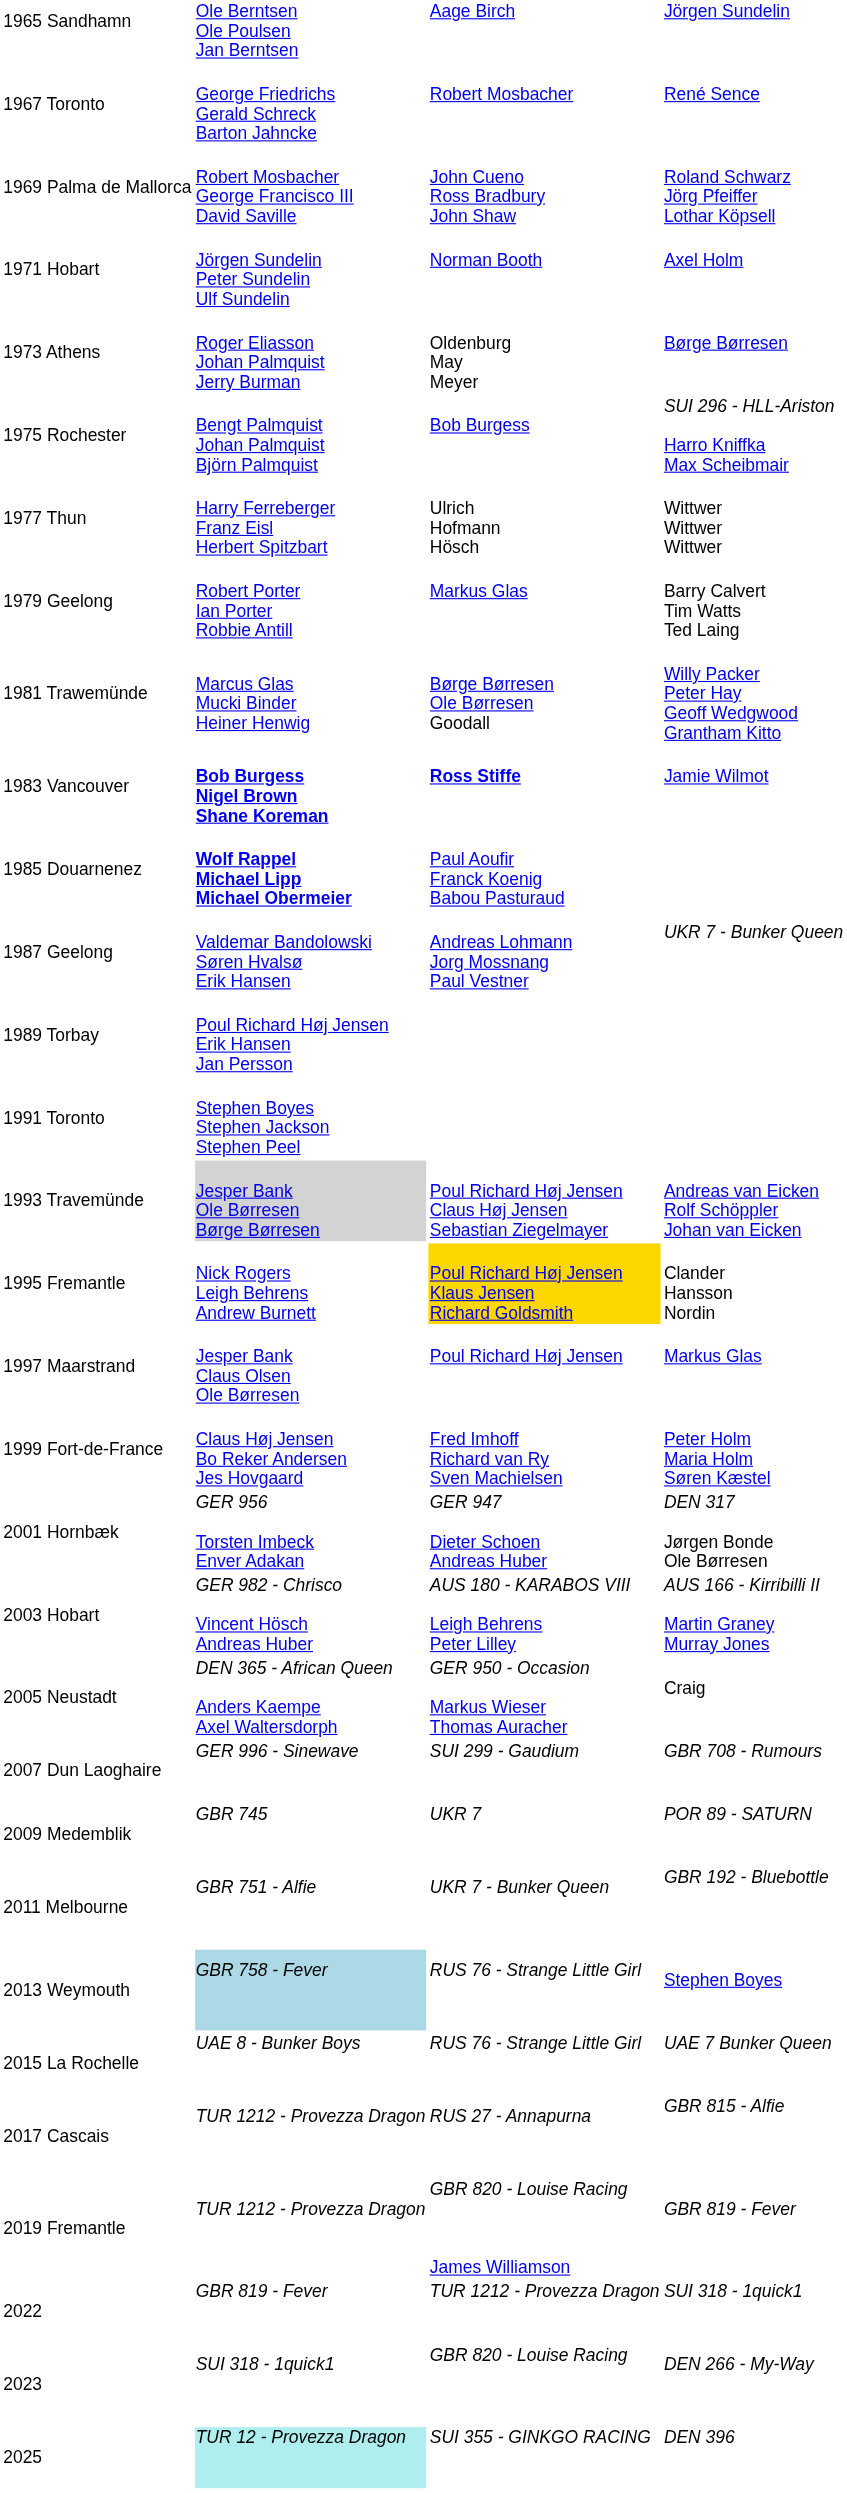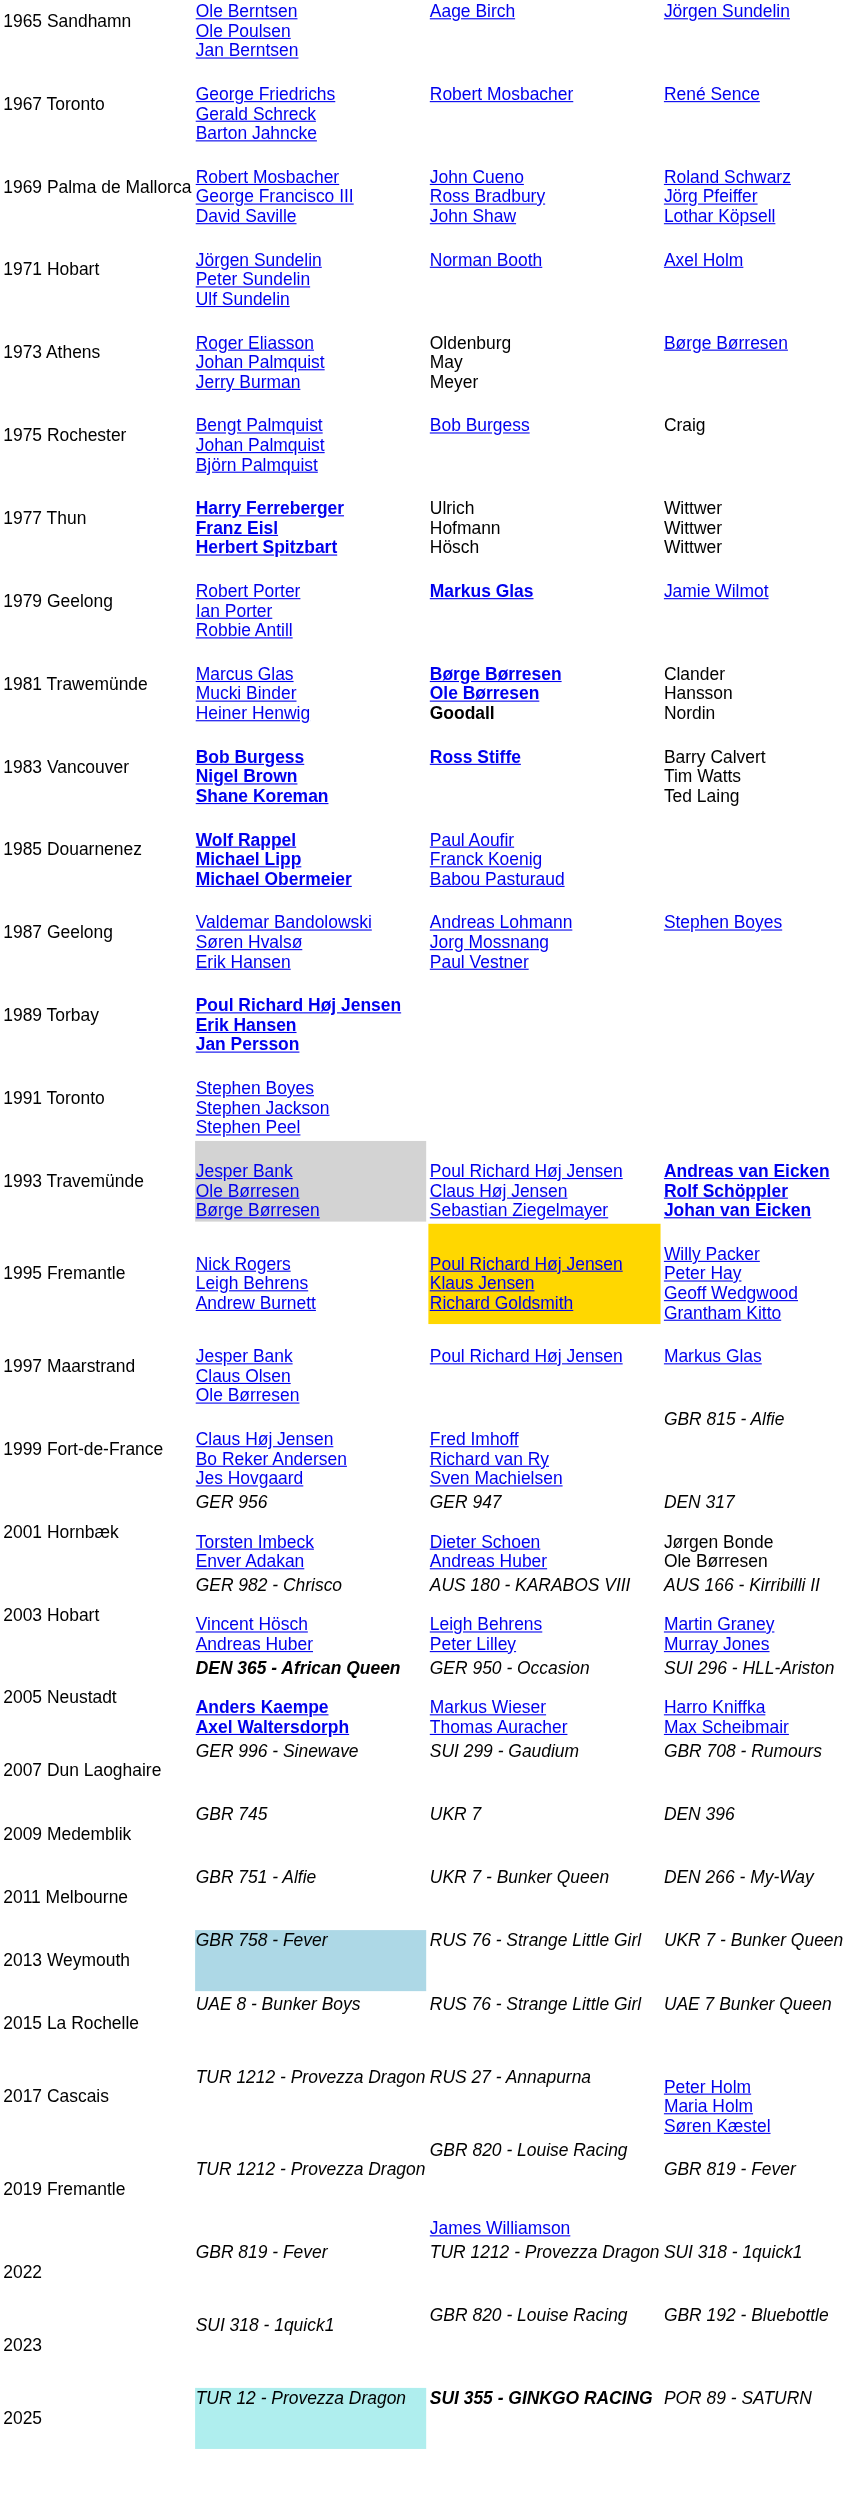(749, 435) SUI 296 - HLL-Ariston Harro Kniffka Max Scheibmair -> (685, 445) Craig
(265, 528) normal -> (270, 528) bold
(479, 611) normal -> (482, 611) bold
(715, 611) Barry Calvert Tim Watts Ted Laing -> (716, 611) Jamie Wilmot
(492, 703) normal -> (496, 693) bold
(731, 703) Willy Packer Peter Hay Geoff Wedgwood Grantham Kitto -> (698, 693) Clander Hansson Nordin
(716, 796) Jamie Wilmot -> (715, 776) Barry Calvert Tim Watts Ted Laing
(754, 932) UKR 7 - Bunker Queen -> (723, 942) Stephen Boyes
(292, 1044) normal -> (298, 1025) bold
(741, 1210) normal -> (747, 1191) bold
(698, 1293) Clander Hansson Nordin -> (731, 1283) Willy Packer Peter Hay Geoff Wedgwood Grantham Kitto
(717, 1459) Peter Holm Maria Holm Søren Kæstel -> (724, 1419) GBR 815 - Alfie
(294, 1697) normal -> (298, 1697) bold
(685, 1707) Craig -> (749, 1697) SUI 296 - HLL-Ariston Harro Kniffka Max Scheibmair
(738, 1814) POR 89 - SATURN -> (699, 1814) DEN 396
(746, 1877) GBR 192 - Bluebottle -> (739, 1877) DEN 266 - My-Way
(723, 1999) Stephen Boyes -> (754, 1940) UKR 7 - Bunker Queen
(724, 2106) GBR 815 - Alfie -> (717, 2106) Peter Holm Maria Holm Søren Kæstel
(739, 2364) DEN 266 - My-Way -> (746, 2315) GBR 192 - Bluebottle
(540, 2437) normal -> (541, 2398) bold
(699, 2437) DEN 396 -> (738, 2398) POR 89 - SATURN
